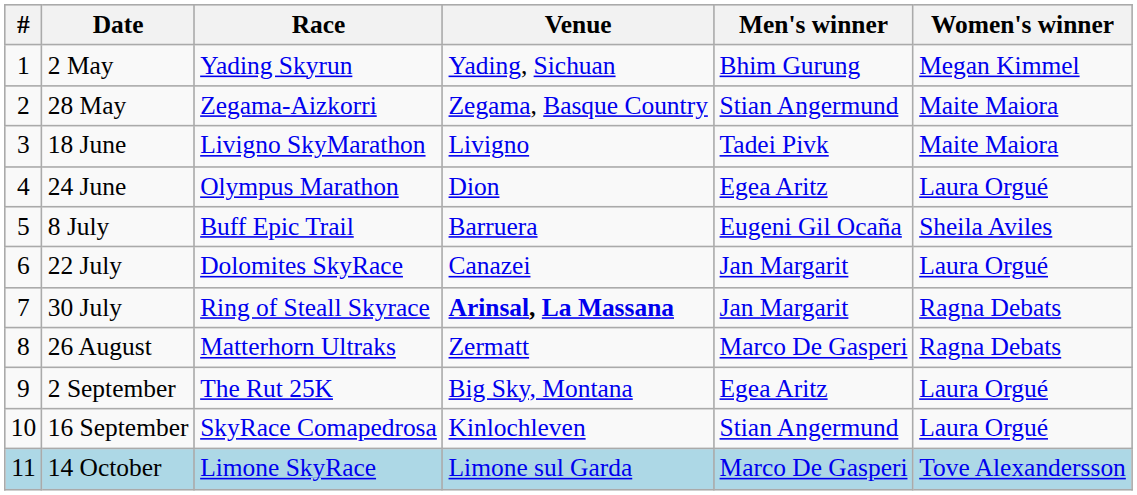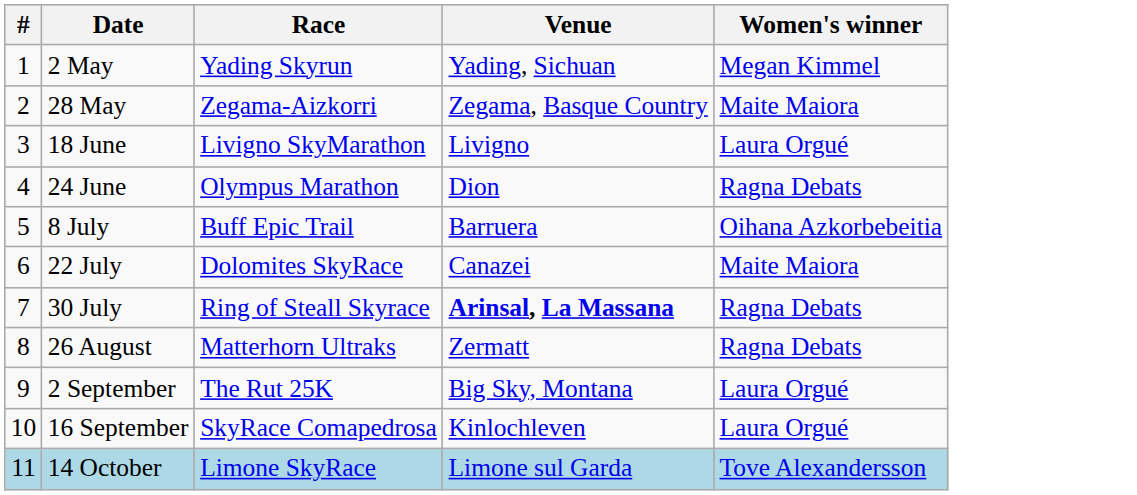- column: (814, 24)
(989, 145) Maite Maiora -> (784, 145) Laura Orgué
(984, 186) Laura Orgué -> (791, 186) Ragna Debats
(986, 226) Sheila Aviles -> (831, 226) Oihana Azkorbebeitia
(984, 266) Laura Orgué -> (789, 266) Maite Maiora
